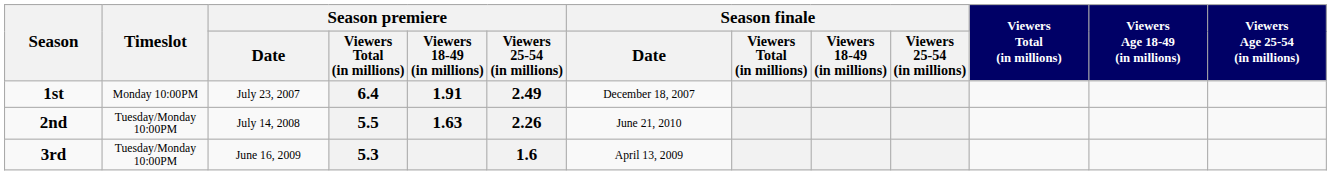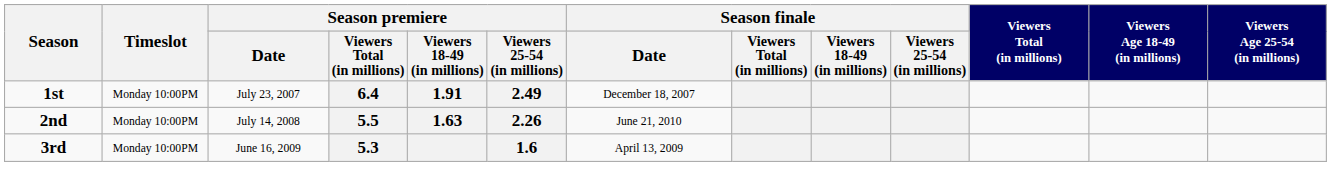(155, 123) Tuesday/Monday 10:00PM -> (155, 121) Monday 10:00PM
(155, 154) Tuesday/Monday 10:00PM -> (155, 148) Monday 10:00PM
